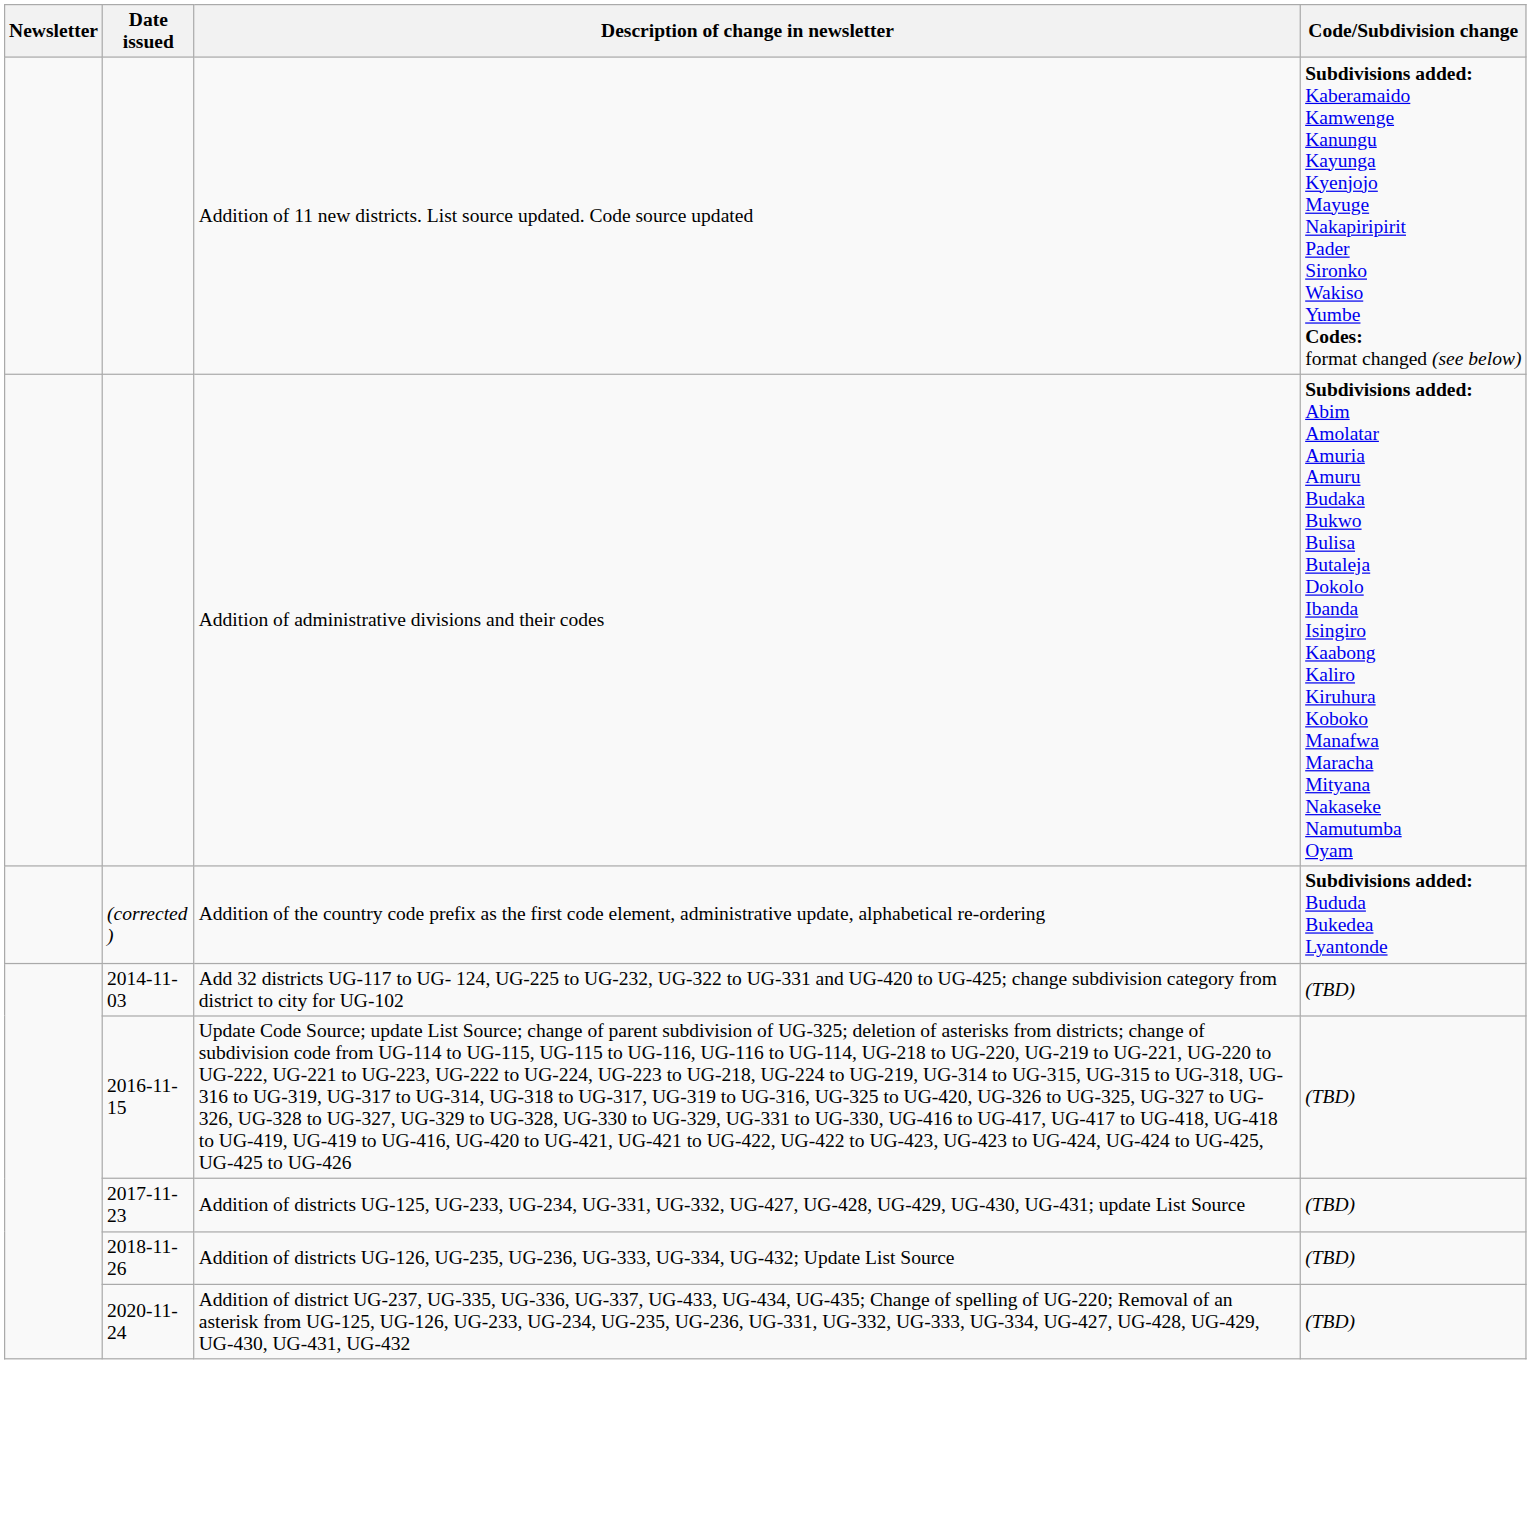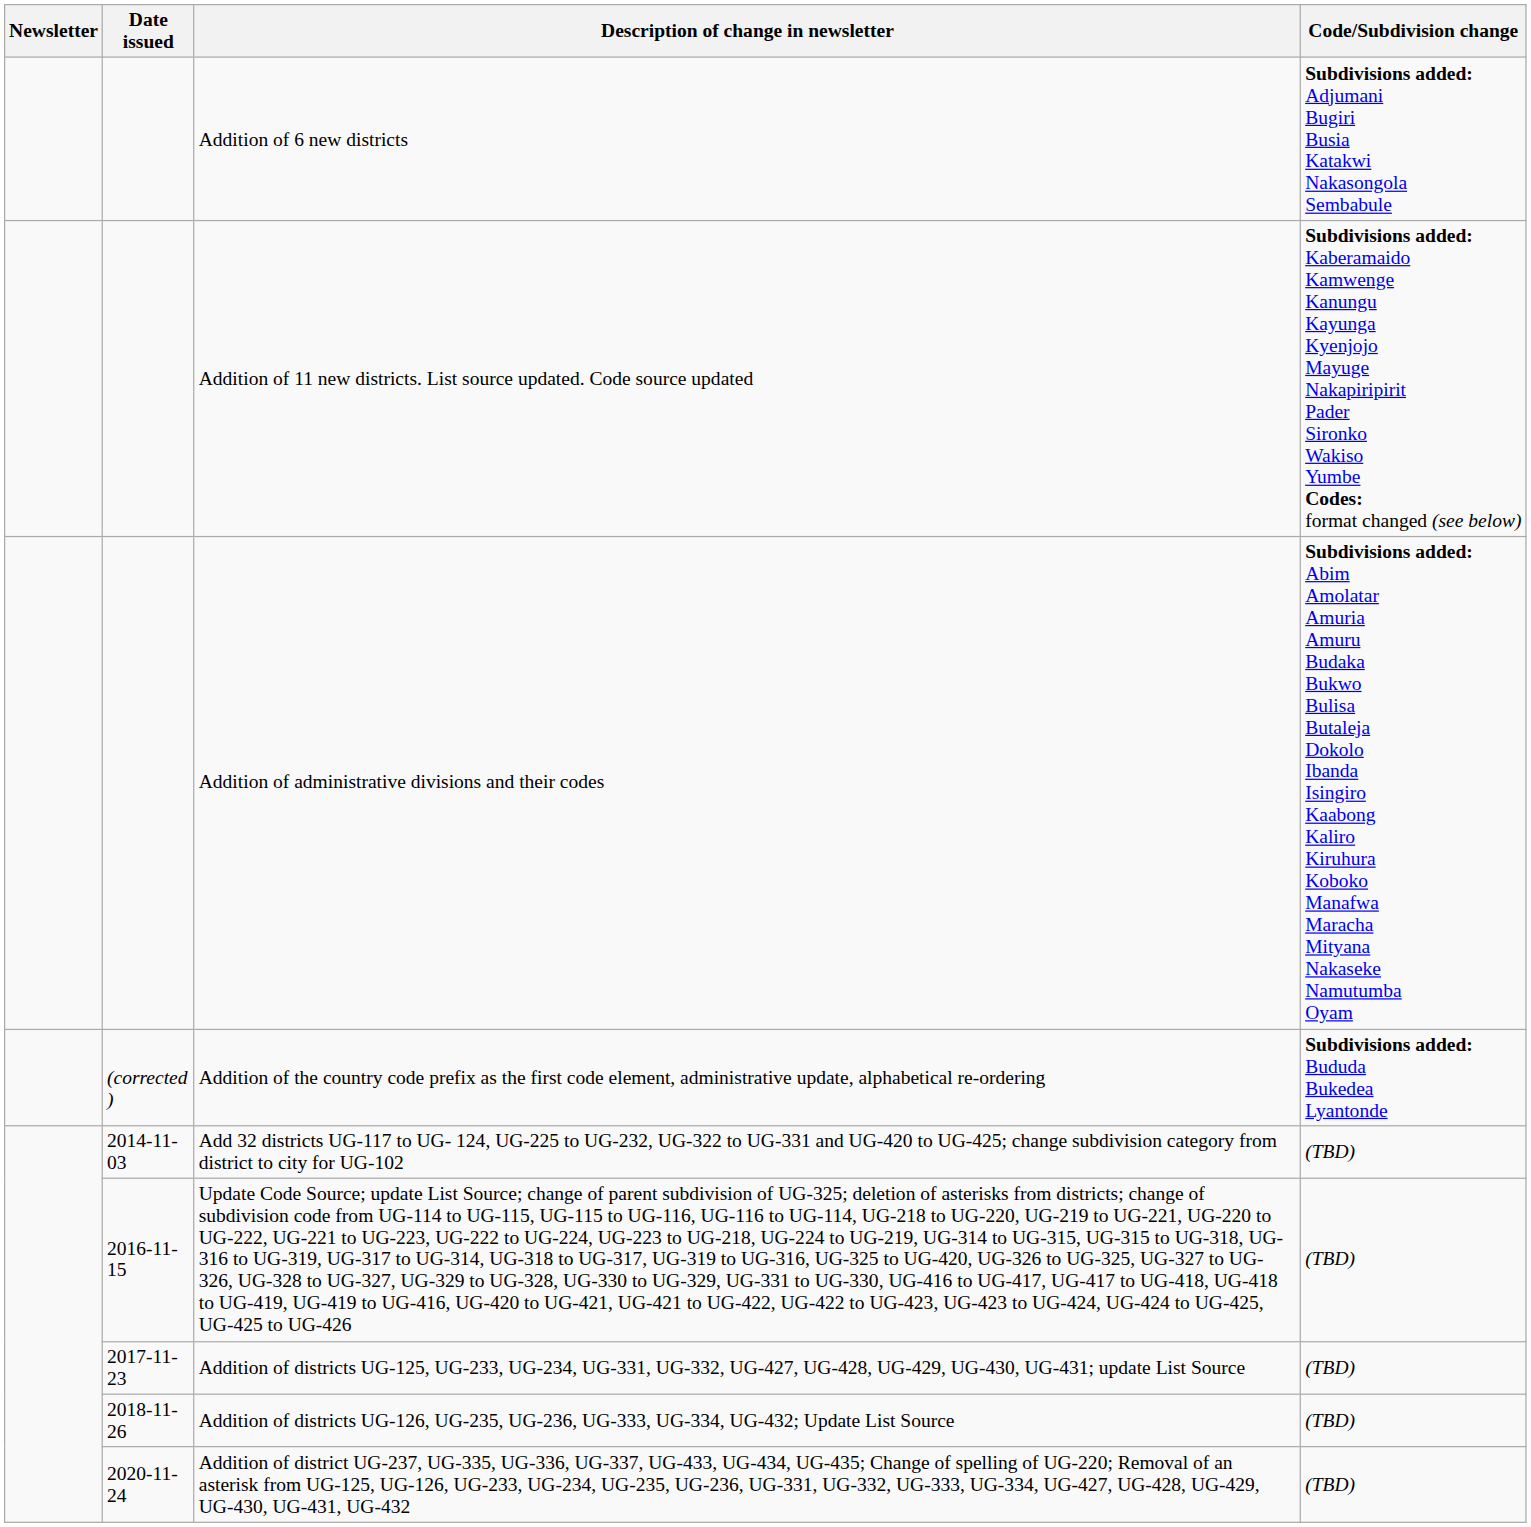+ row: (303, 138)
